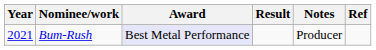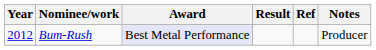columns swapped: (319, 14) <-> (358, 14)
(20, 34) 2021 -> (20, 34) 2012
